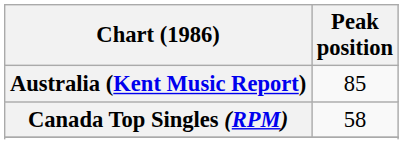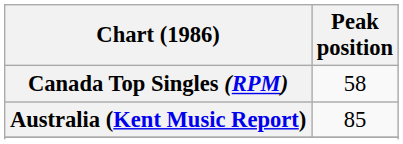rows swapped: (158, 83) <-> (158, 119)
